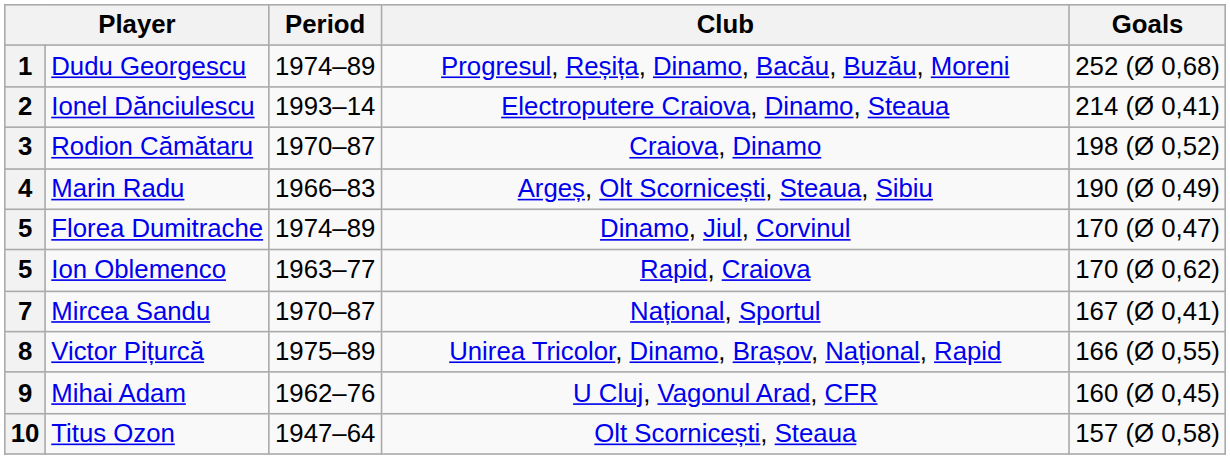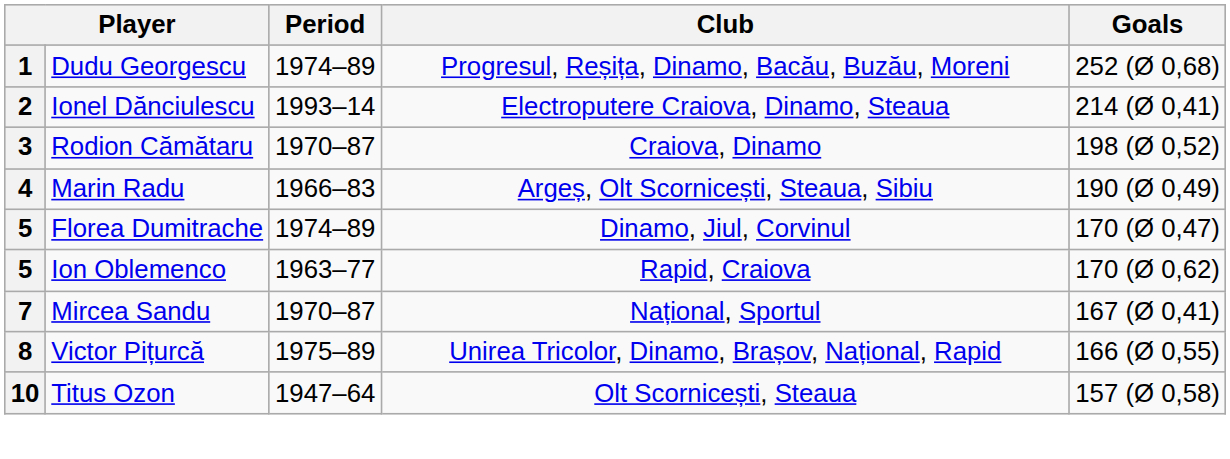- row: (25, 392)
